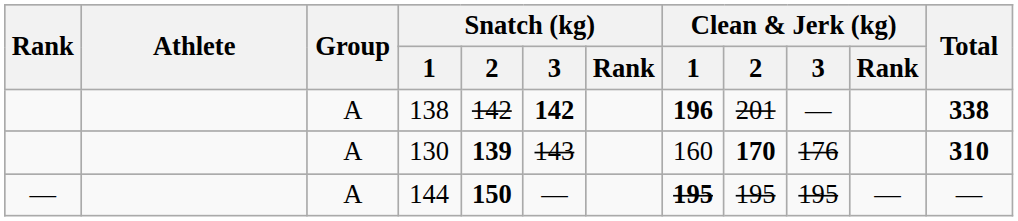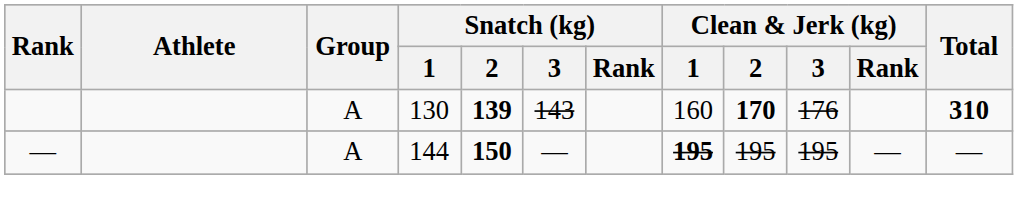- row: (429, 109)
